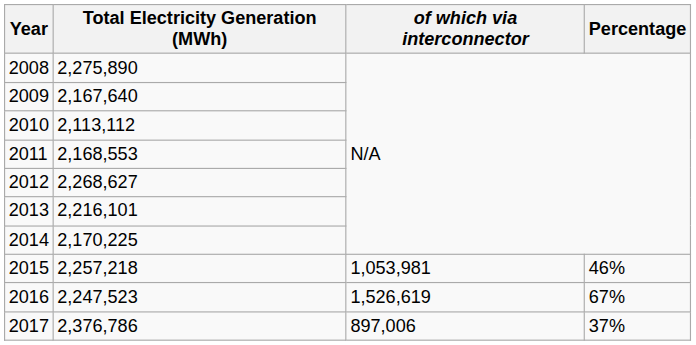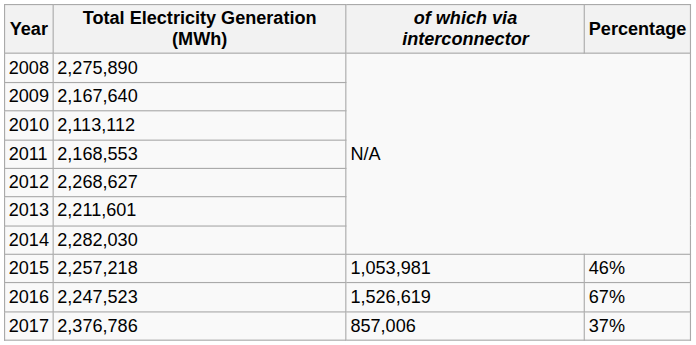(98, 211) 2,216,101 -> (97, 211) 2,211,601
(98, 239) 2,170,225 -> (98, 239) 2,282,030
(383, 325) 897,006 -> (383, 325) 857,006
